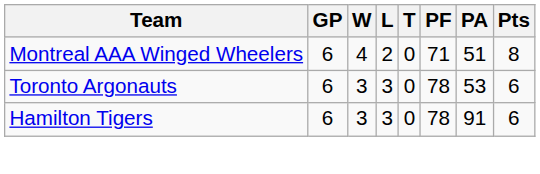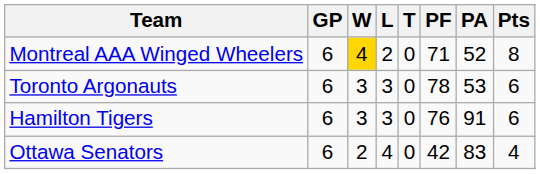(362, 53) no background -> (362, 53) gold background
(475, 53) 51 -> (475, 53) 52
(438, 119) 78 -> (438, 119) 76
+ row: (86, 151)
